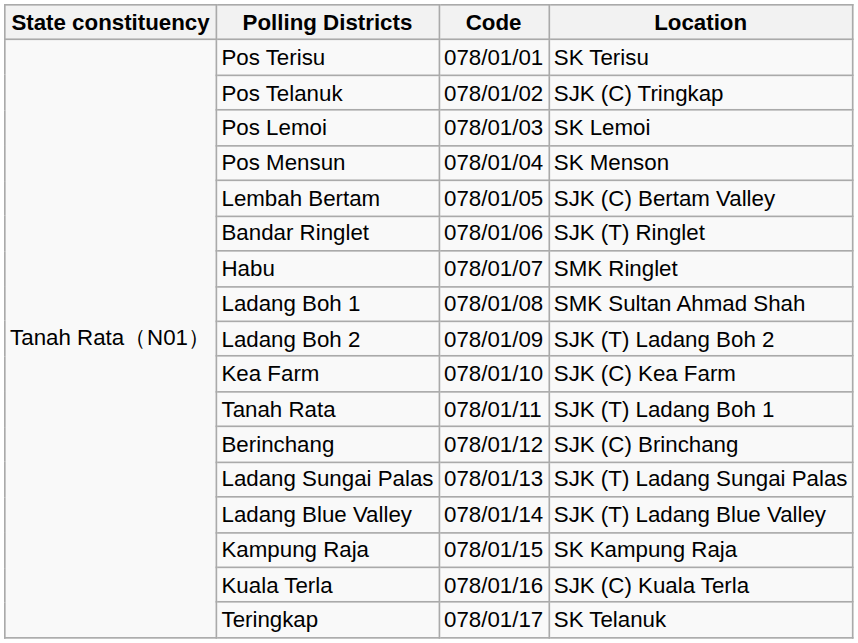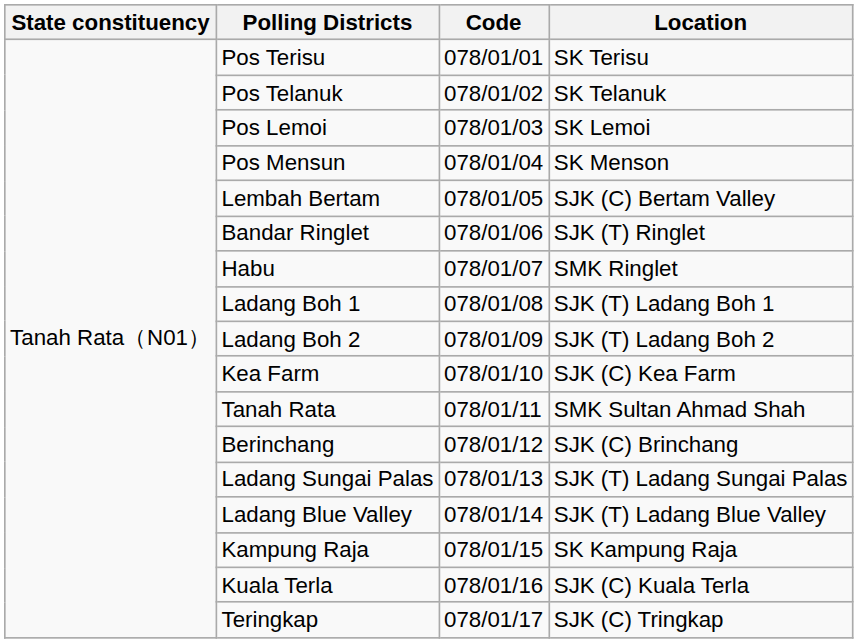(639, 92) SJK (C) Tringkap -> (610, 92) SK Telanuk
(680, 303) SMK Sultan Ahmad Shah -> (664, 303) SJK (T) Ladang Boh 1
(664, 409) SJK (T) Ladang Boh 1 -> (680, 409) SMK Sultan Ahmad Shah
(610, 620) SK Telanuk -> (639, 620) SJK (C) Tringkap
